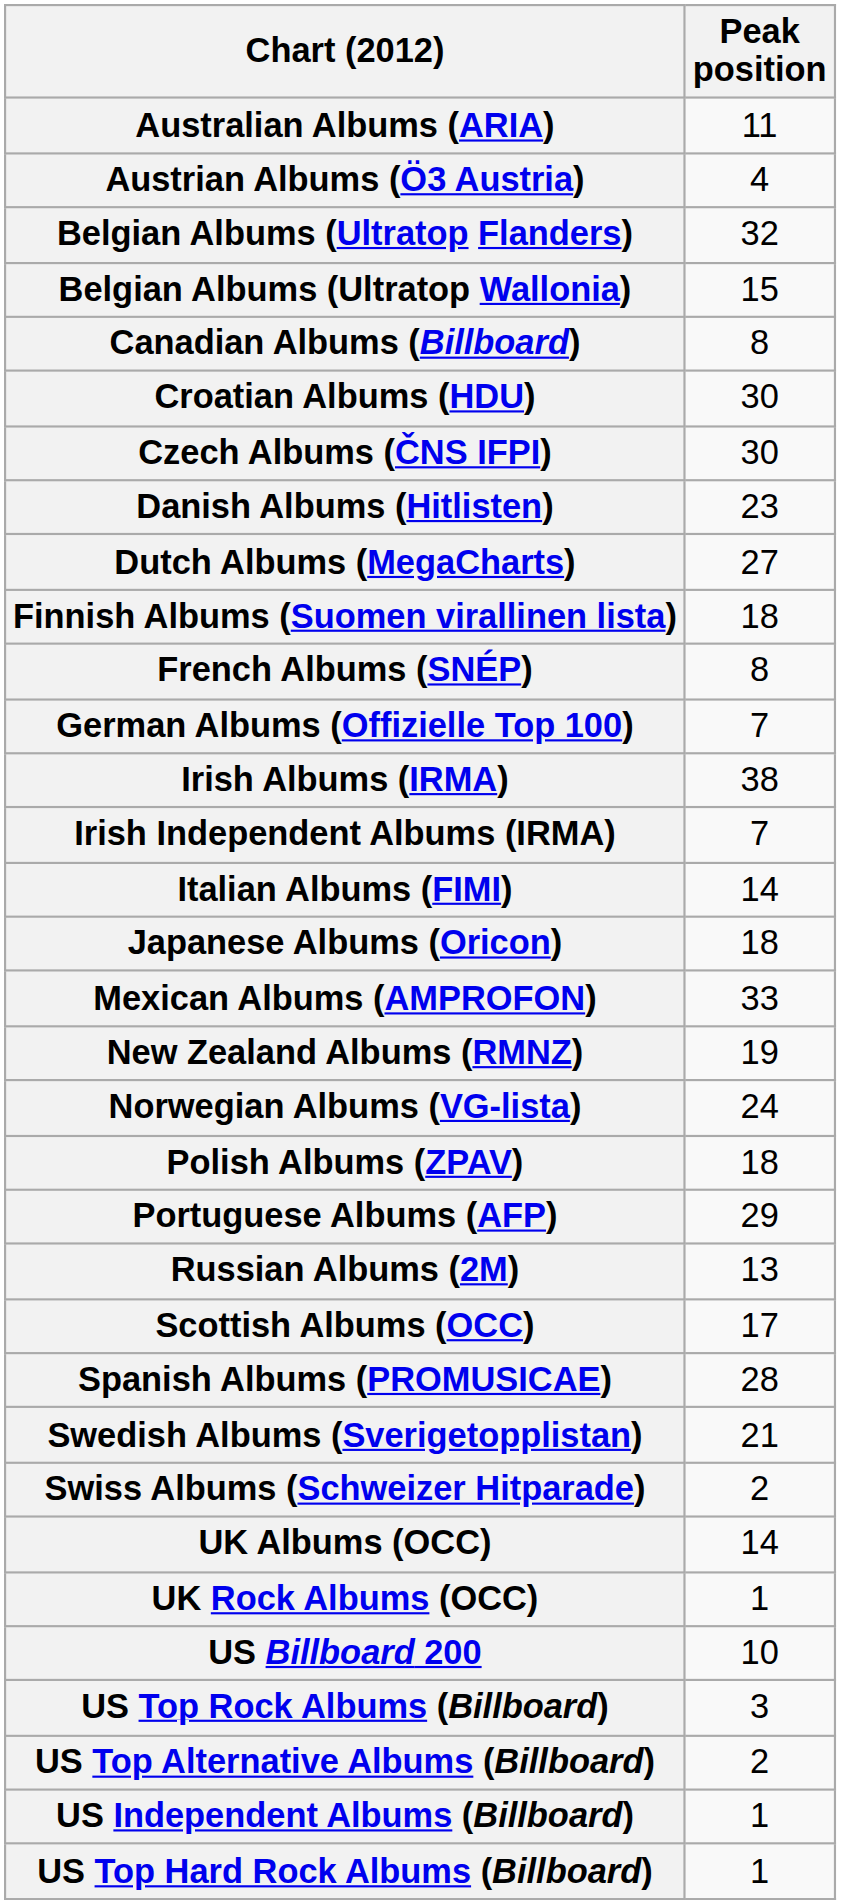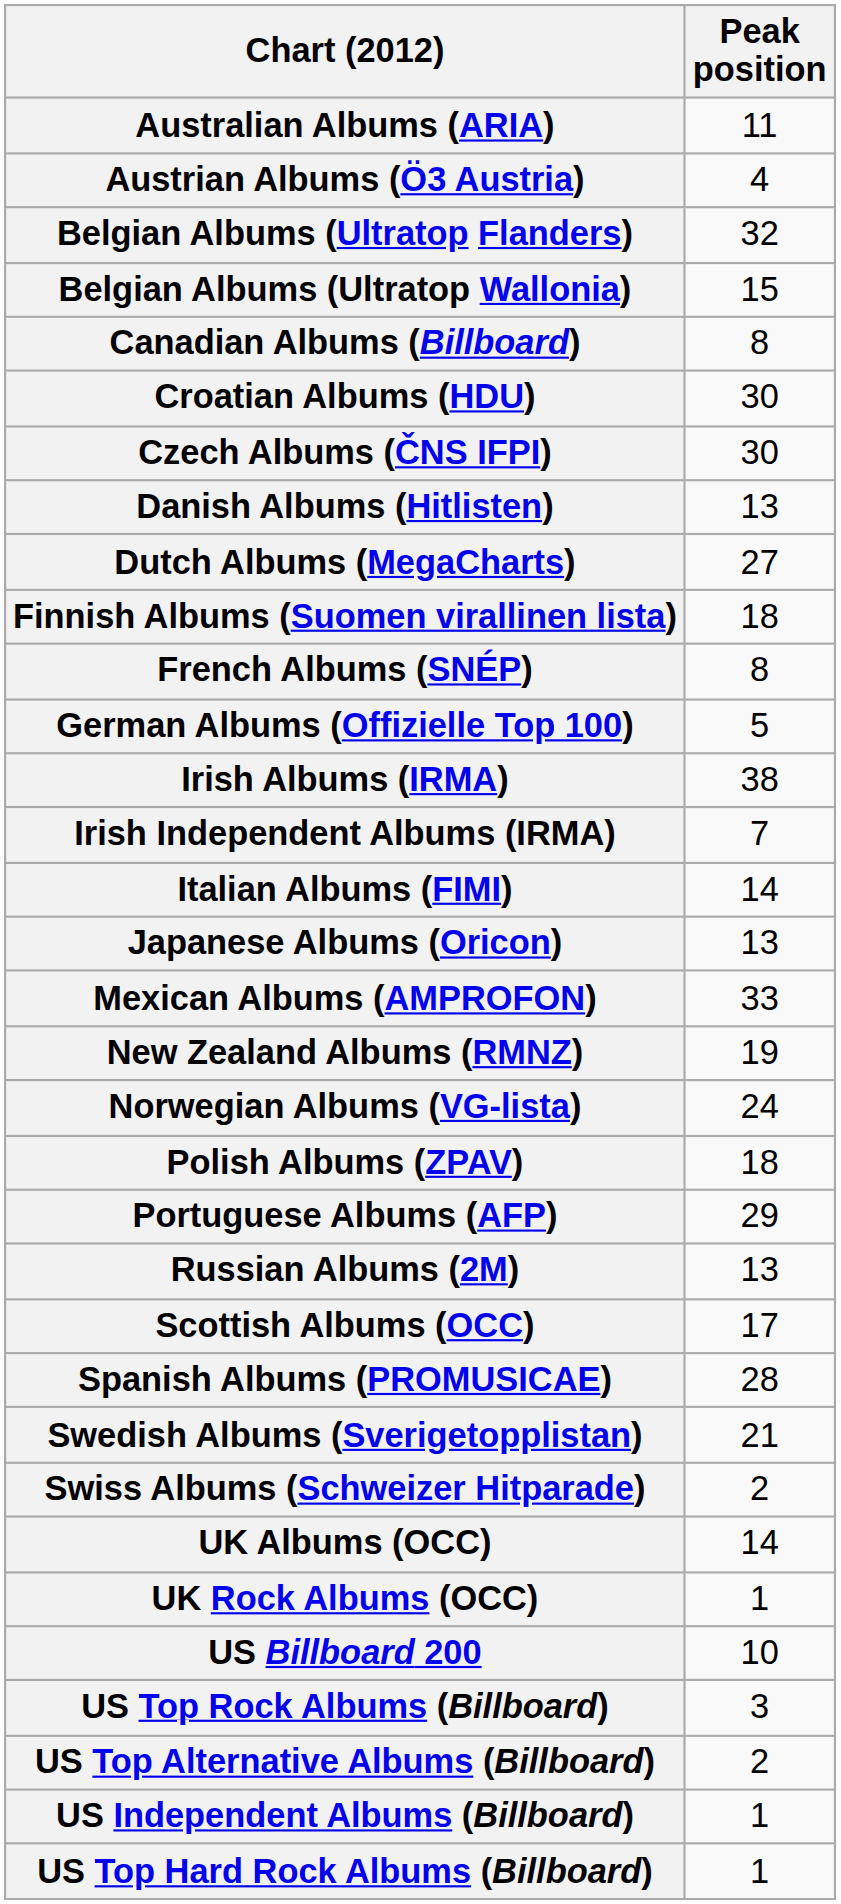(760, 506) 23 -> (760, 506) 13
(760, 725) 7 -> (760, 725) 5
(760, 943) 18 -> (760, 943) 13
